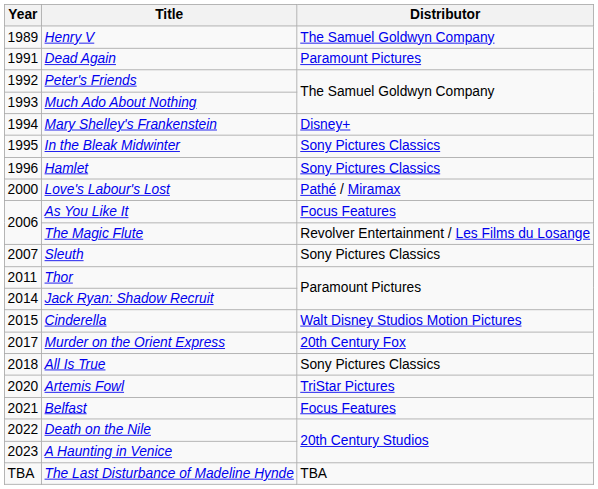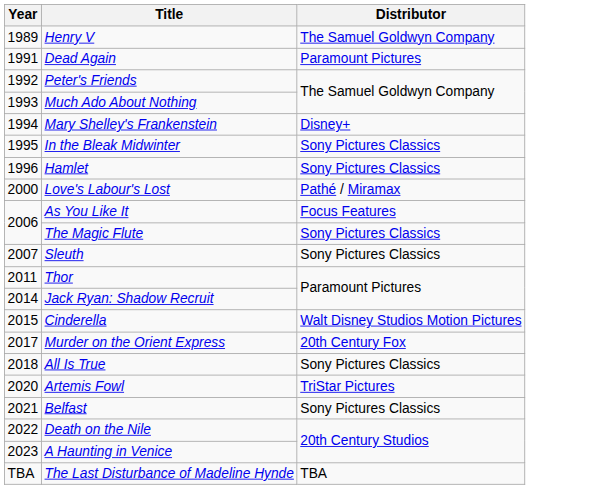(445, 233) Revolver Entertainment / Les Films du Losange -> (370, 233) Sony Pictures Classics
(348, 408) Focus Features -> (370, 408) Sony Pictures Classics
